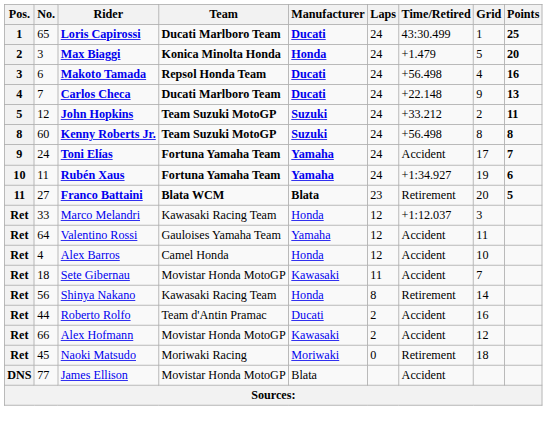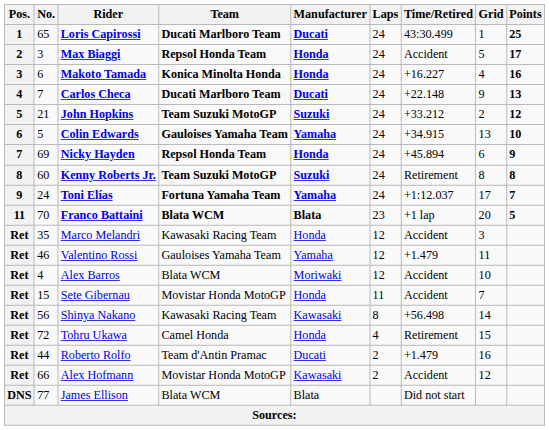(221, 54) Konica Minolta Honda -> (214, 54) Repsol Honda Team
(419, 54) +1.479 -> (426, 54) Accident
(513, 54) 20 -> (515, 54) 17
(214, 74) Repsol Honda Team -> (221, 74) Konica Minolta Honda
(309, 74) Ducati -> (311, 74) Honda
(422, 74) +56.498 -> (424, 74) +16.227
(43, 114) 12 -> (43, 114) 21
(513, 114) 11 -> (515, 114) 12
+ row: (100, 135)
+ row: (98, 155)
(422, 135) +56.498 -> (431, 175) Retirement
(424, 155) Accident -> (429, 195) +1:12.037
- row: (93, 175)
(43, 195) 27 -> (43, 215) 70
(429, 195) Retirement -> (419, 215) +1 lap
(43, 215) 33 -> (43, 235) 35
(426, 215) +1:12.037 -> (426, 235) Accident
(43, 235) 64 -> (43, 255) 46
(424, 235) Accident -> (421, 255) +1.479
(195, 255) Camel Honda -> (191, 275) Blata WCM
(308, 255) Honda -> (318, 275) Moriwaki
(43, 275) 18 -> (43, 295) 15
(315, 275) Kawasaki -> (310, 295) Honda
(308, 295) Honda -> (318, 315) Kawasaki
(429, 295) Retirement -> (424, 315) +56.498
+ row: (94, 335)
(424, 315) Accident -> (421, 355) +1.479
- row: (98, 355)
(224, 375) Movistar Honda MotoGP -> (191, 395) Blata WCM
(424, 375) Accident -> (434, 395) Did not start
